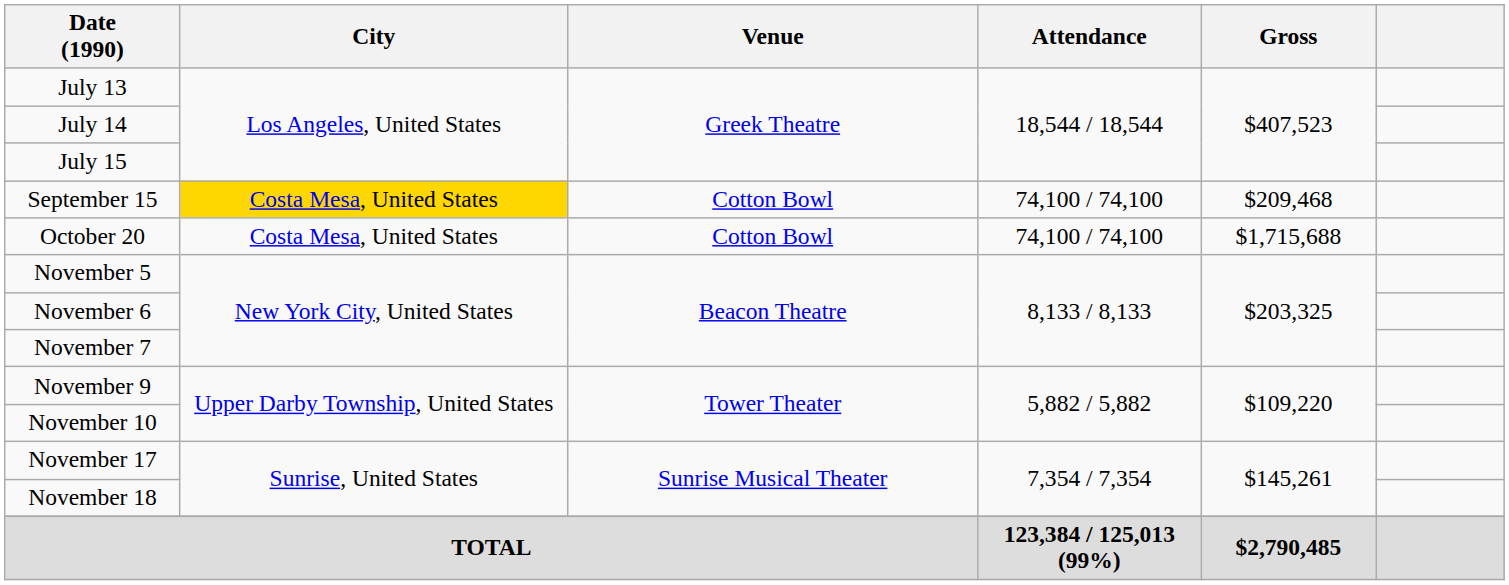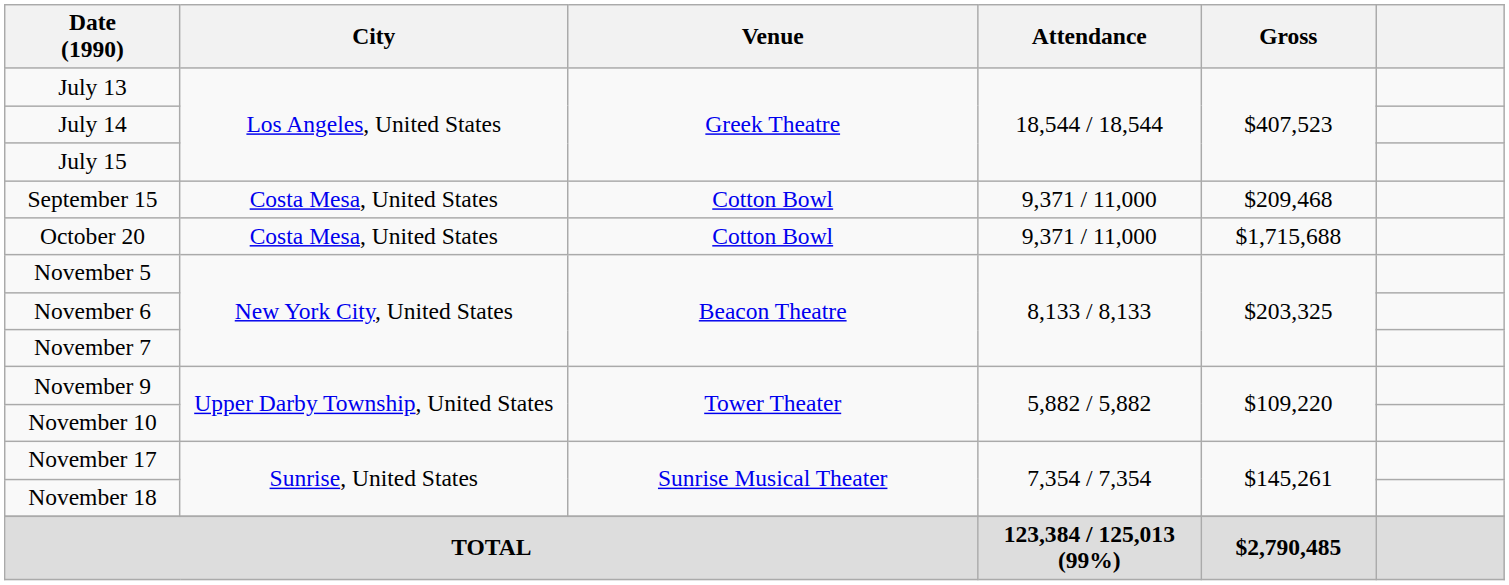(374, 198) gold background -> (374, 198) no background
(1089, 198) 74,100 / 74,100 -> (1089, 198) 9,371 / 11,000
(1089, 236) 74,100 / 74,100 -> (1089, 236) 9,371 / 11,000
